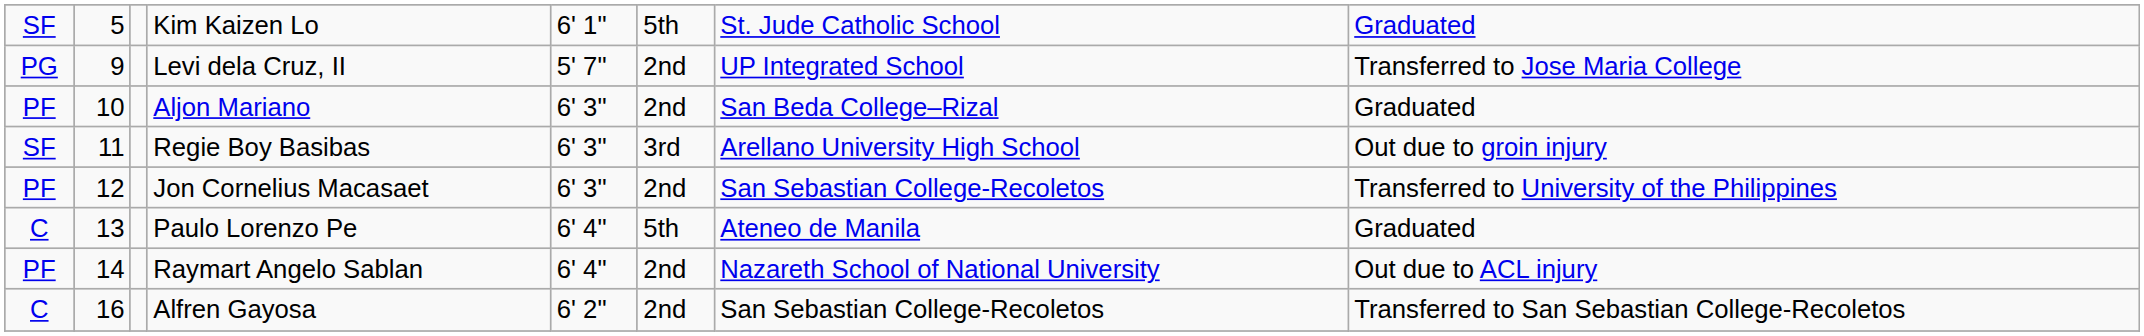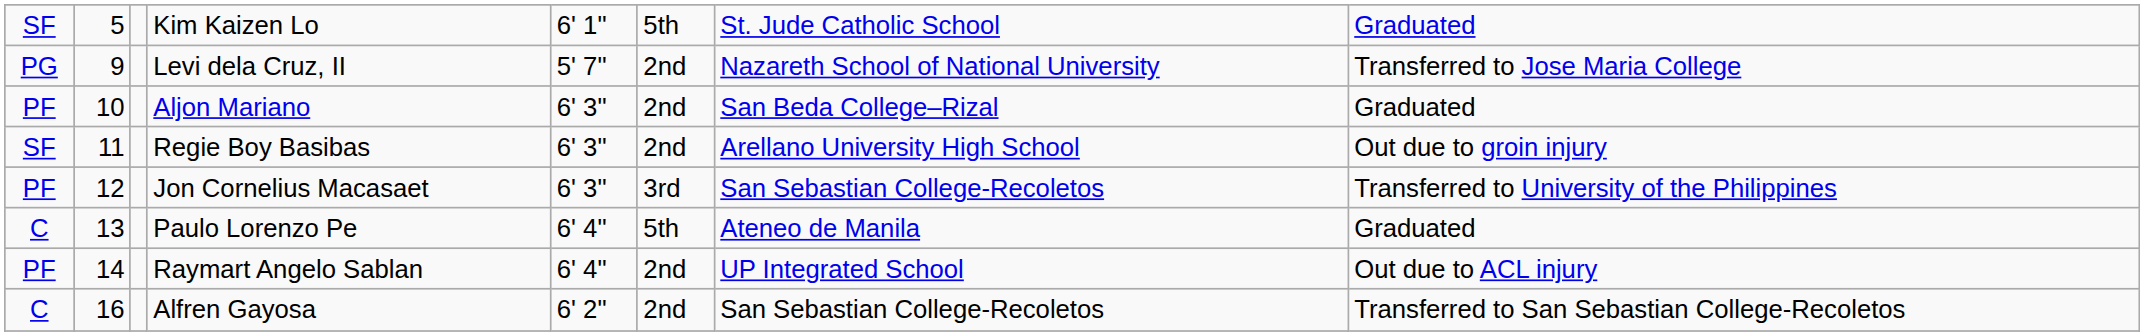(842, 66) UP Integrated School -> (940, 66) Nazareth School of National University
(662, 147) 3rd -> (665, 147) 2nd
(665, 188) 2nd -> (662, 188) 3rd
(940, 269) Nazareth School of National University -> (842, 269) UP Integrated School
